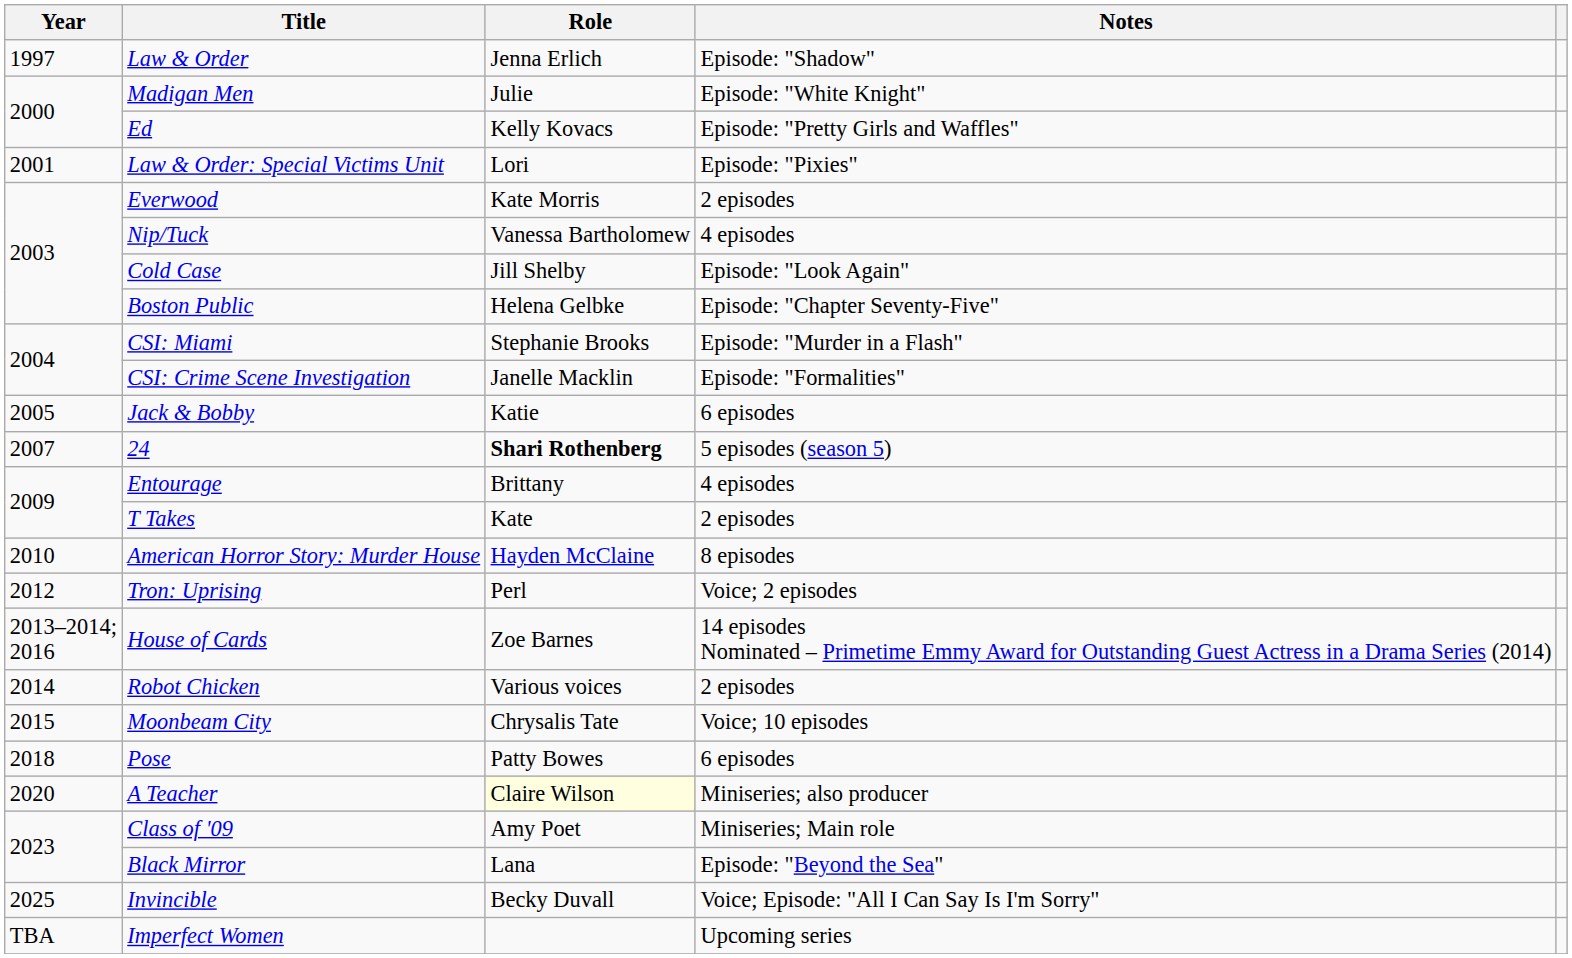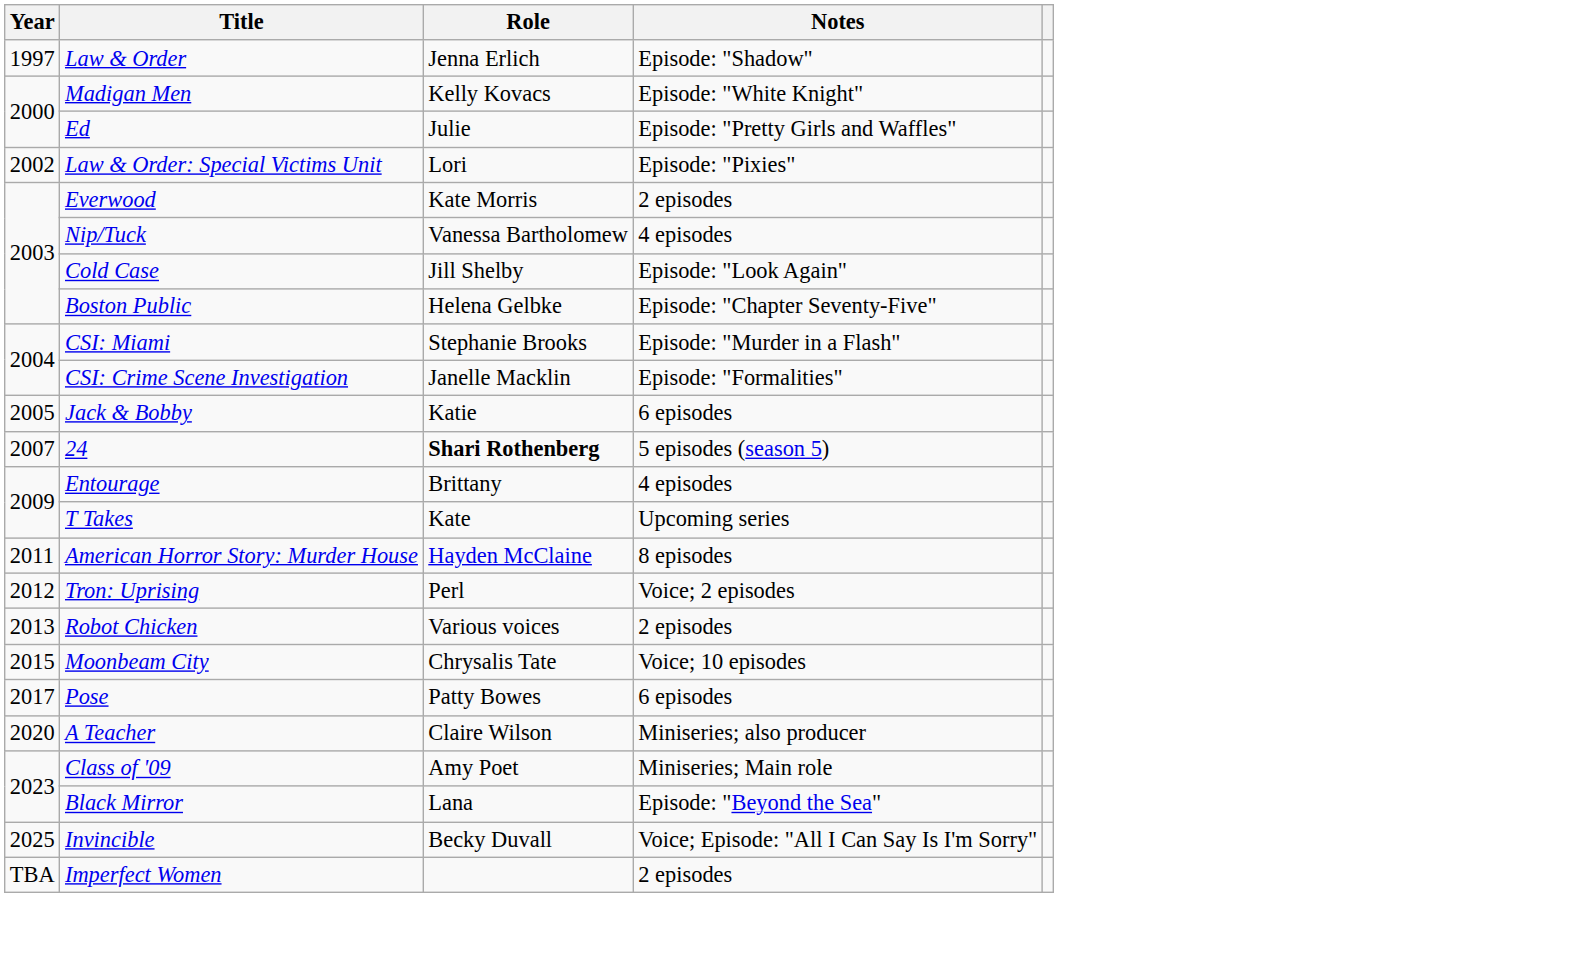(512, 93) Julie -> (490, 93) Kelly Kovacs
(552, 128) Kelly Kovacs -> (449, 128) Julie
(32, 164) 2001 -> (32, 164) 2002
(748, 519) 2 episodes -> (714, 519) Upcoming series
(32, 555) 2010 -> (32, 555) 2011
- row: (197, 638)
(32, 686) 2014 -> (32, 626) 2013
(32, 757) 2018 -> (32, 697) 2017
(552, 793) lightyellow background -> (490, 732) no background
(776, 935) Upcoming series -> (685, 874) 2 episodes
